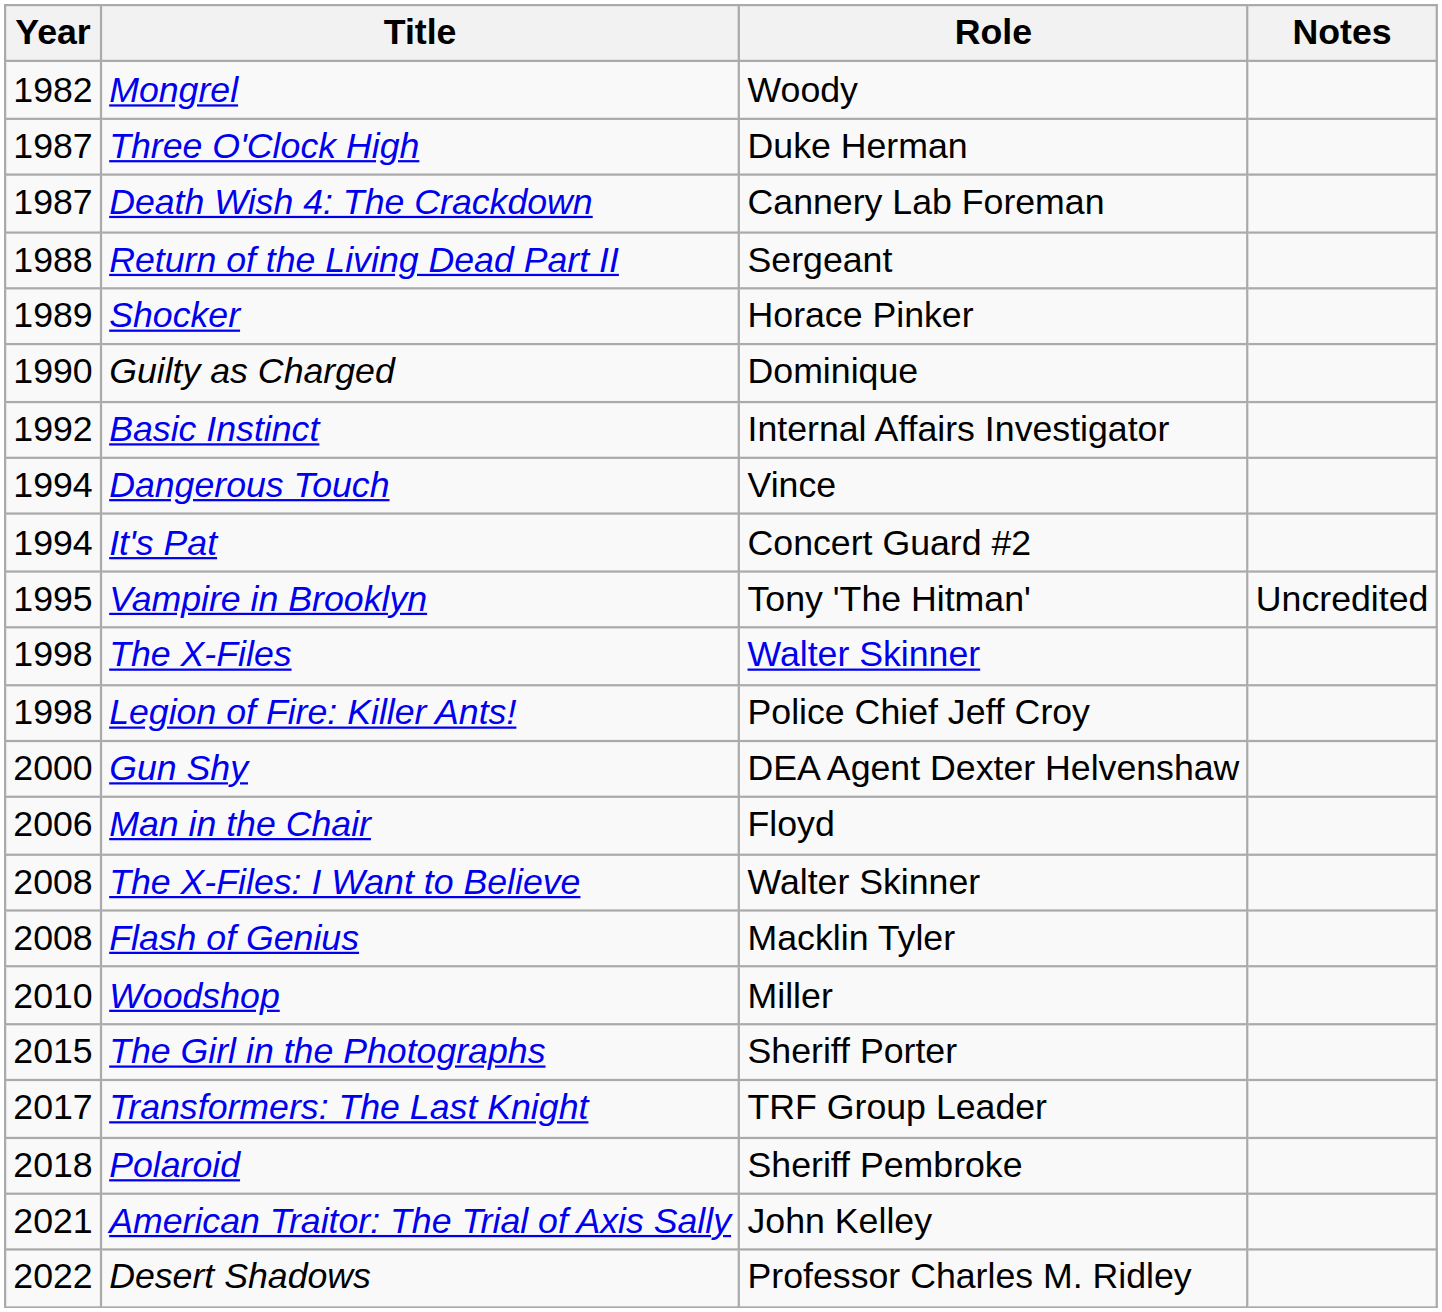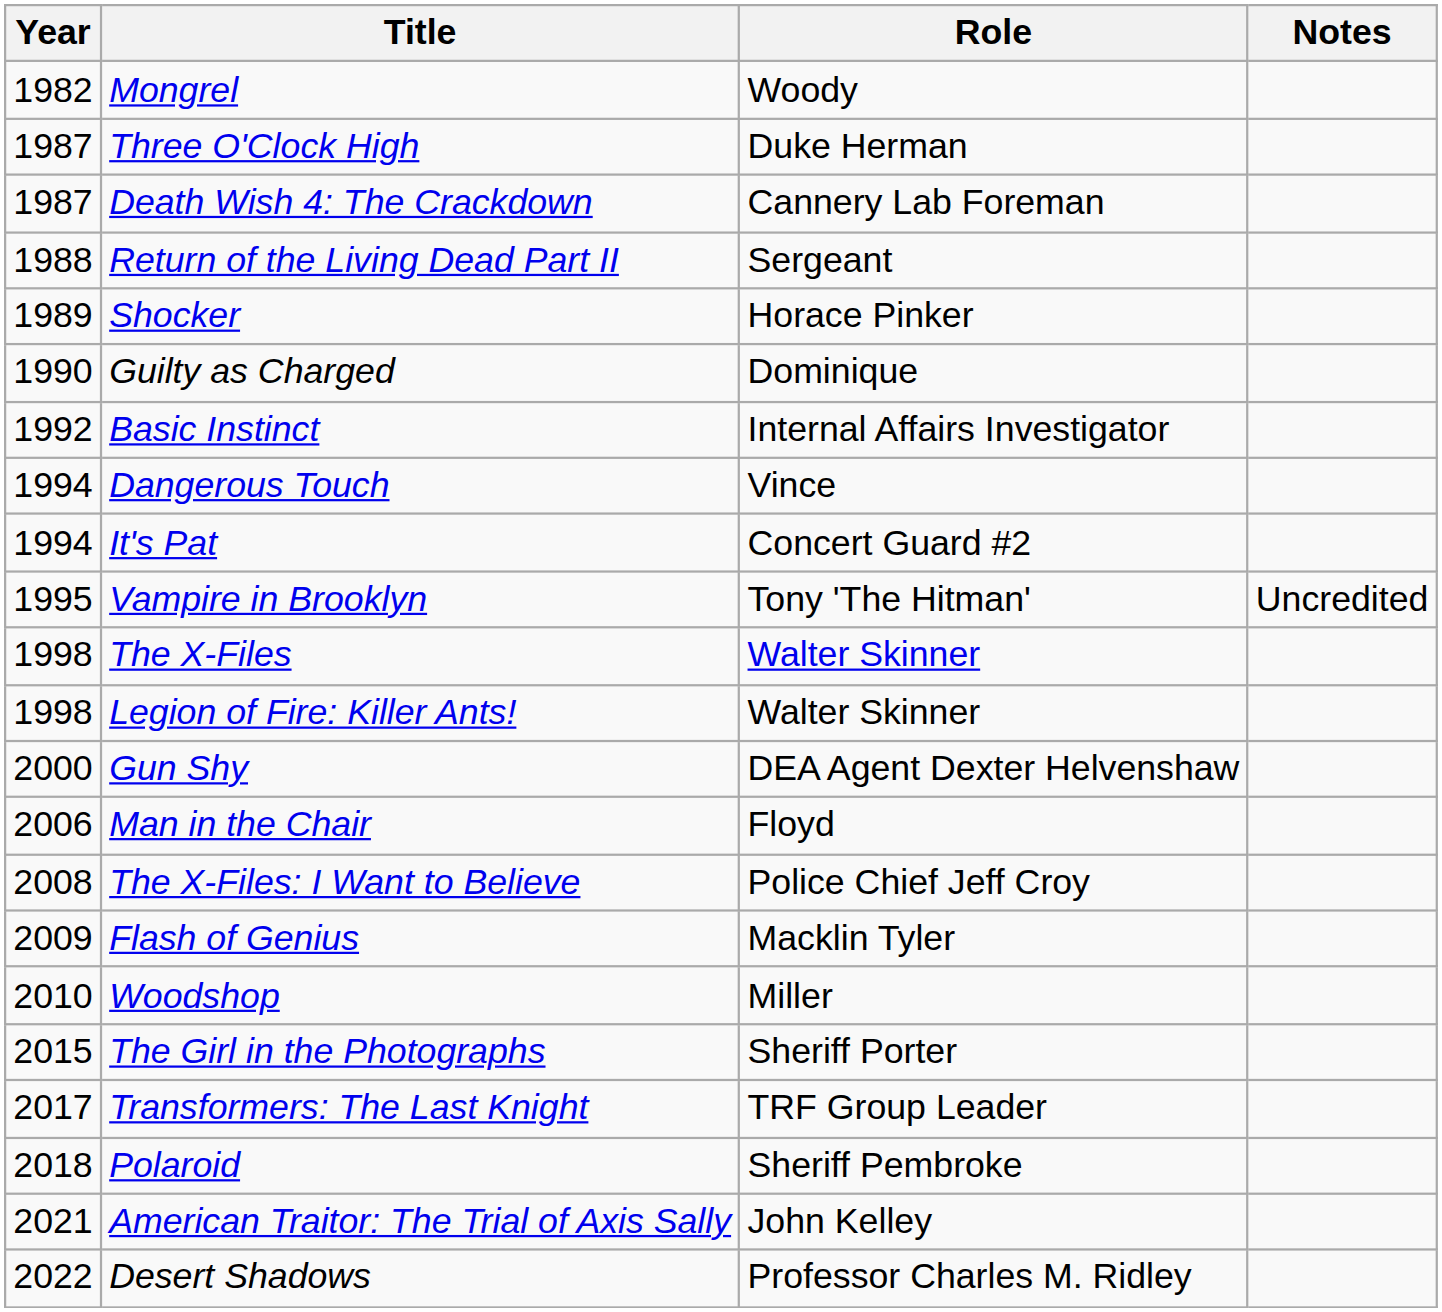(919, 711) Police Chief Jeff Croy -> (864, 711) Walter Skinner
(864, 881) Walter Skinner -> (919, 881) Police Chief Jeff Croy
(53, 938) 2008 -> (53, 938) 2009
